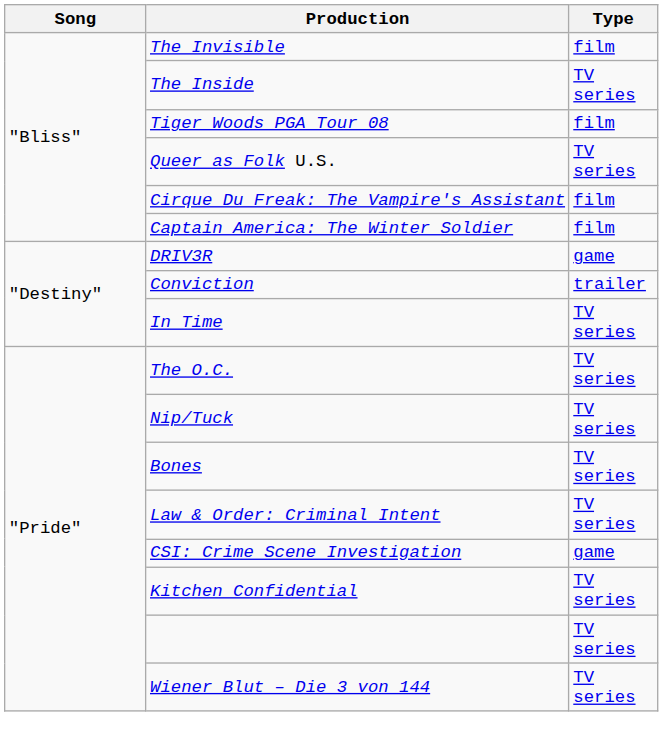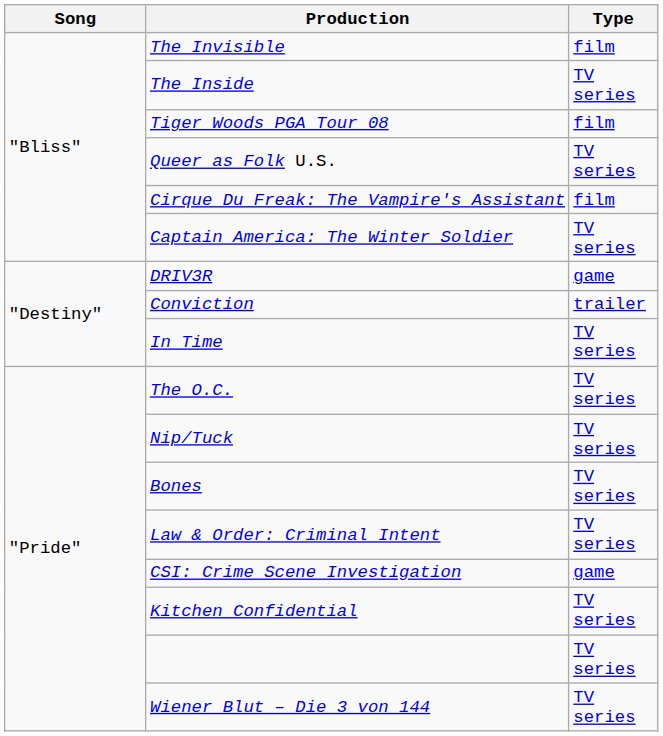(594, 228) film -> (604, 238) TV series
